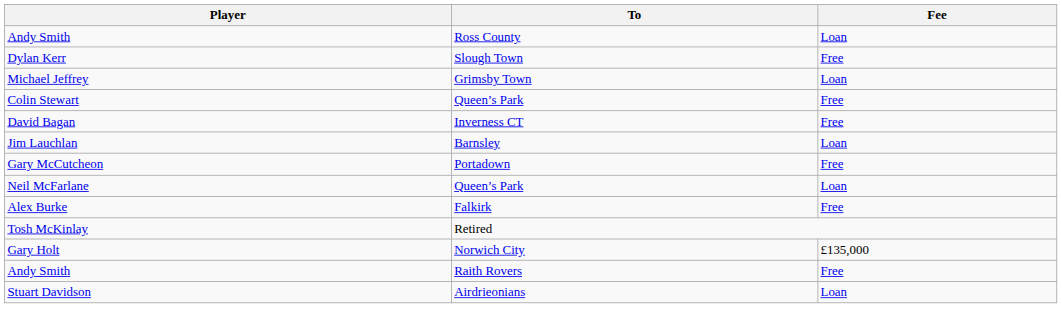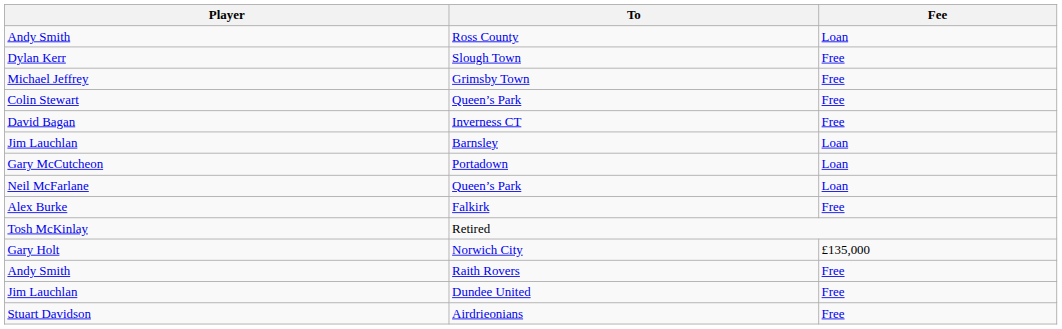(834, 79) Loan -> (833, 79) Free
(832, 164) Free -> (835, 164) Loan
+ row: (42, 292)
(834, 292) Loan -> (833, 313) Free
